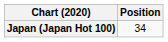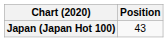(140, 28) 34 -> (140, 28) 43
